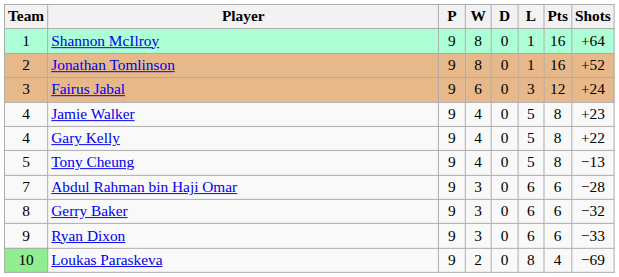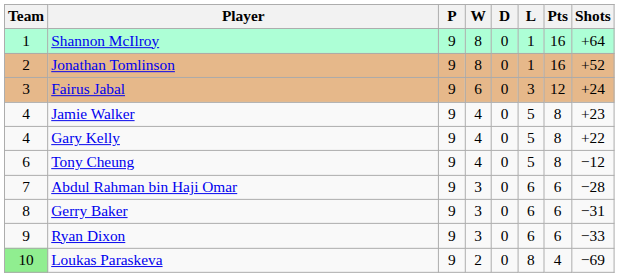(26, 162) 5 -> (26, 162) 6
(593, 162) −13 -> (593, 162) −12
(593, 211) −32 -> (593, 211) −31
